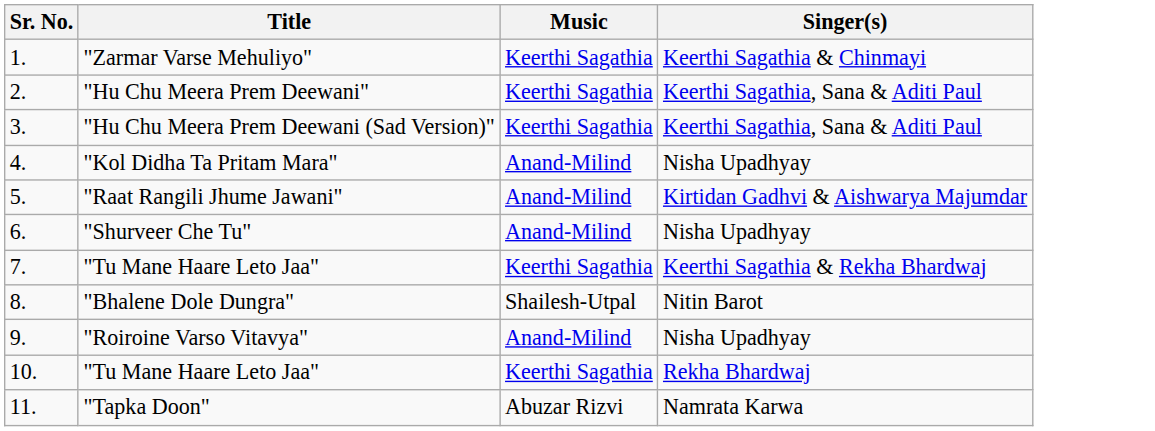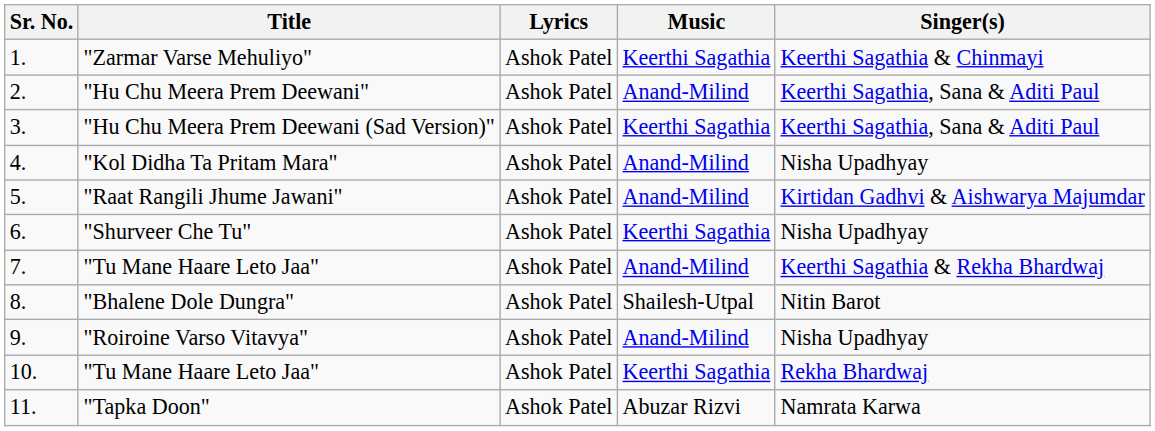+ column: (559, 22)
(579, 92) Keerthi Sagathia -> (686, 92) Anand-Milind
(568, 232) Anand-Milind -> (696, 232) Keerthi Sagathia
(579, 267) Keerthi Sagathia -> (686, 267) Anand-Milind
